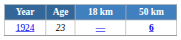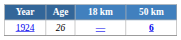(60, 27) 23 -> (60, 27) 26
